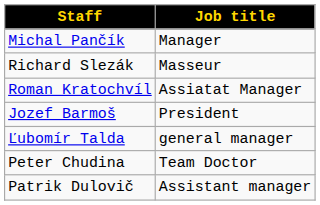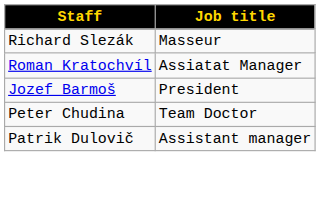- row: (66, 41)
- row: (66, 139)
